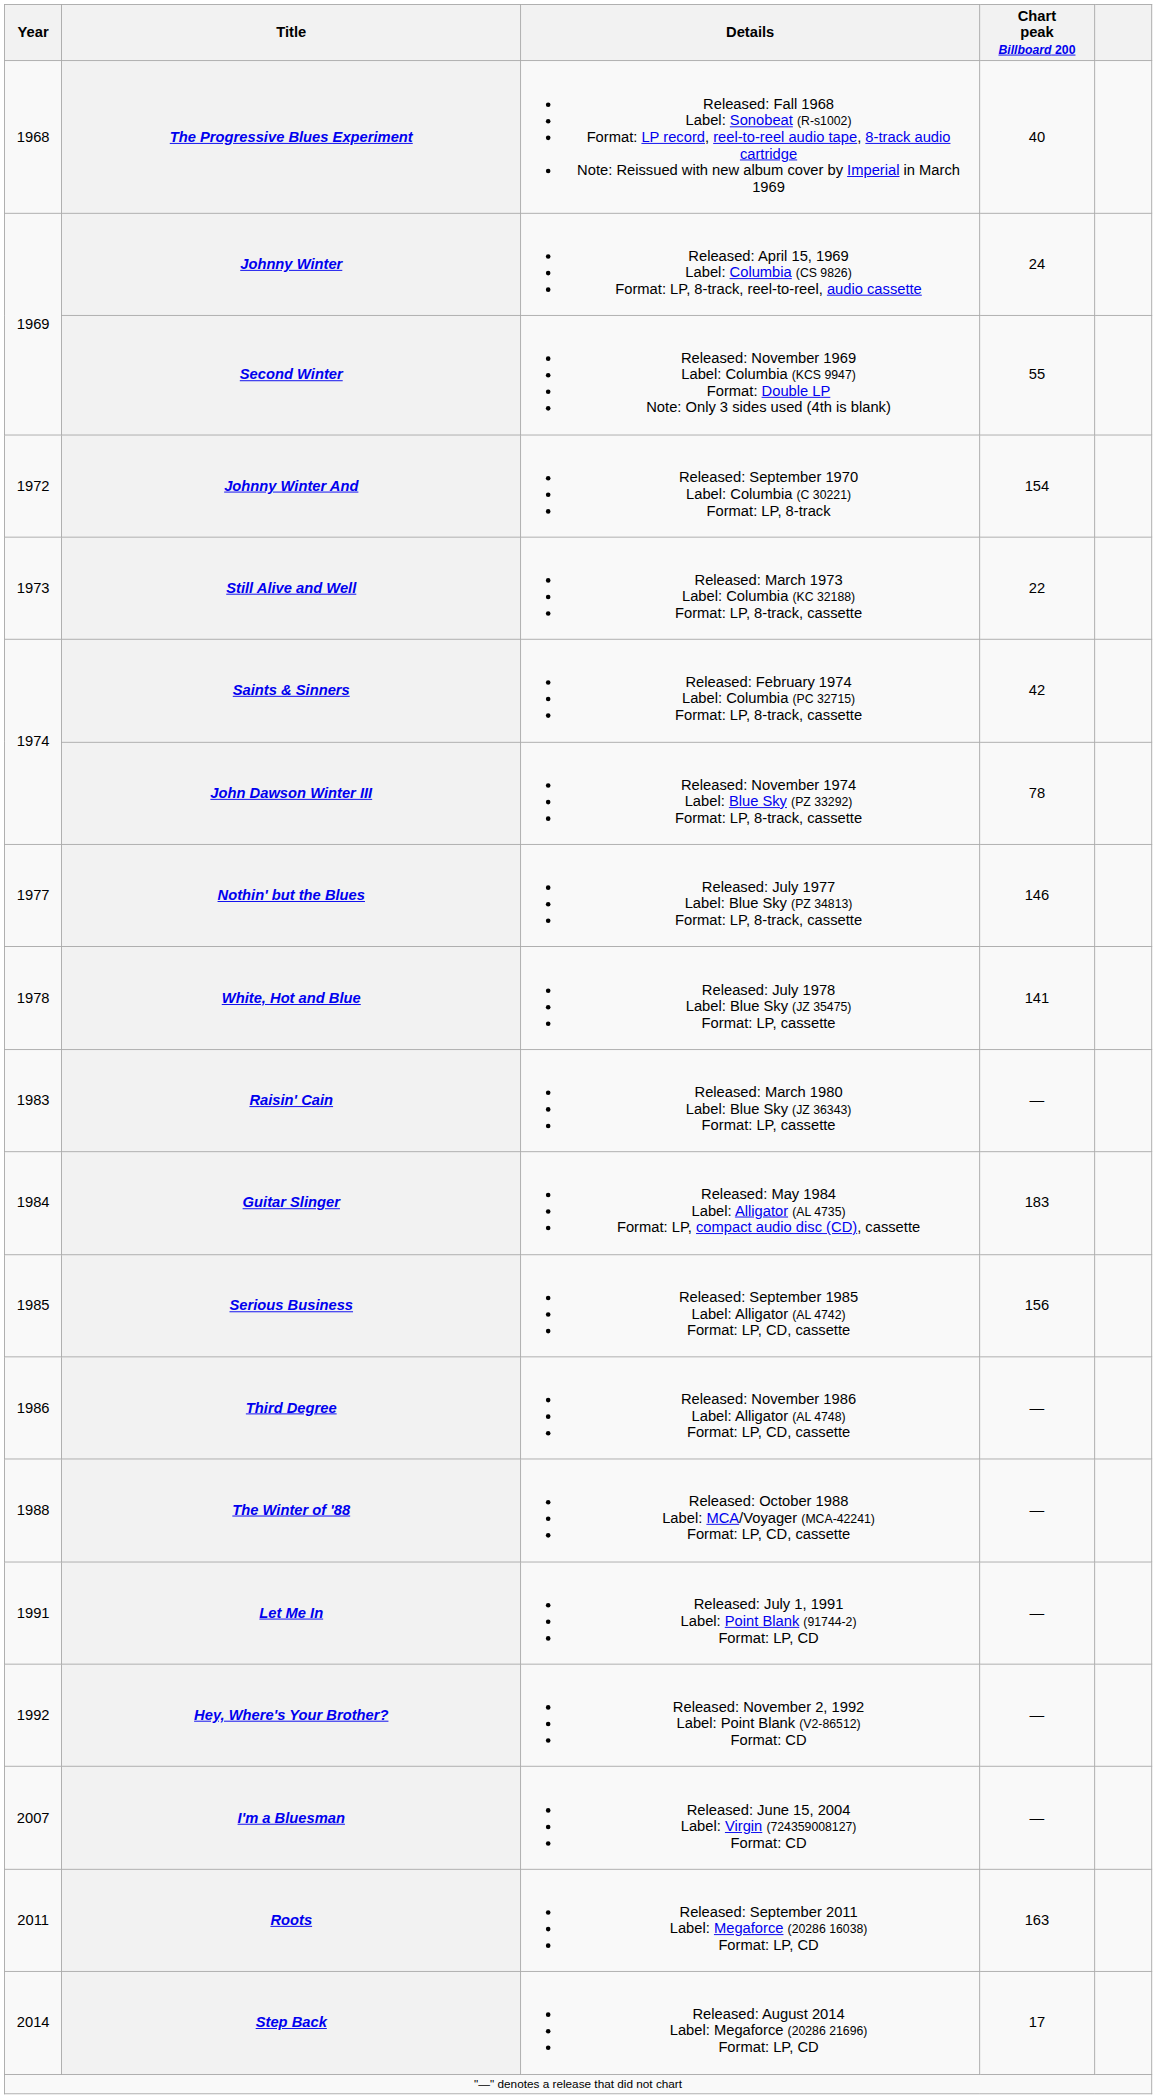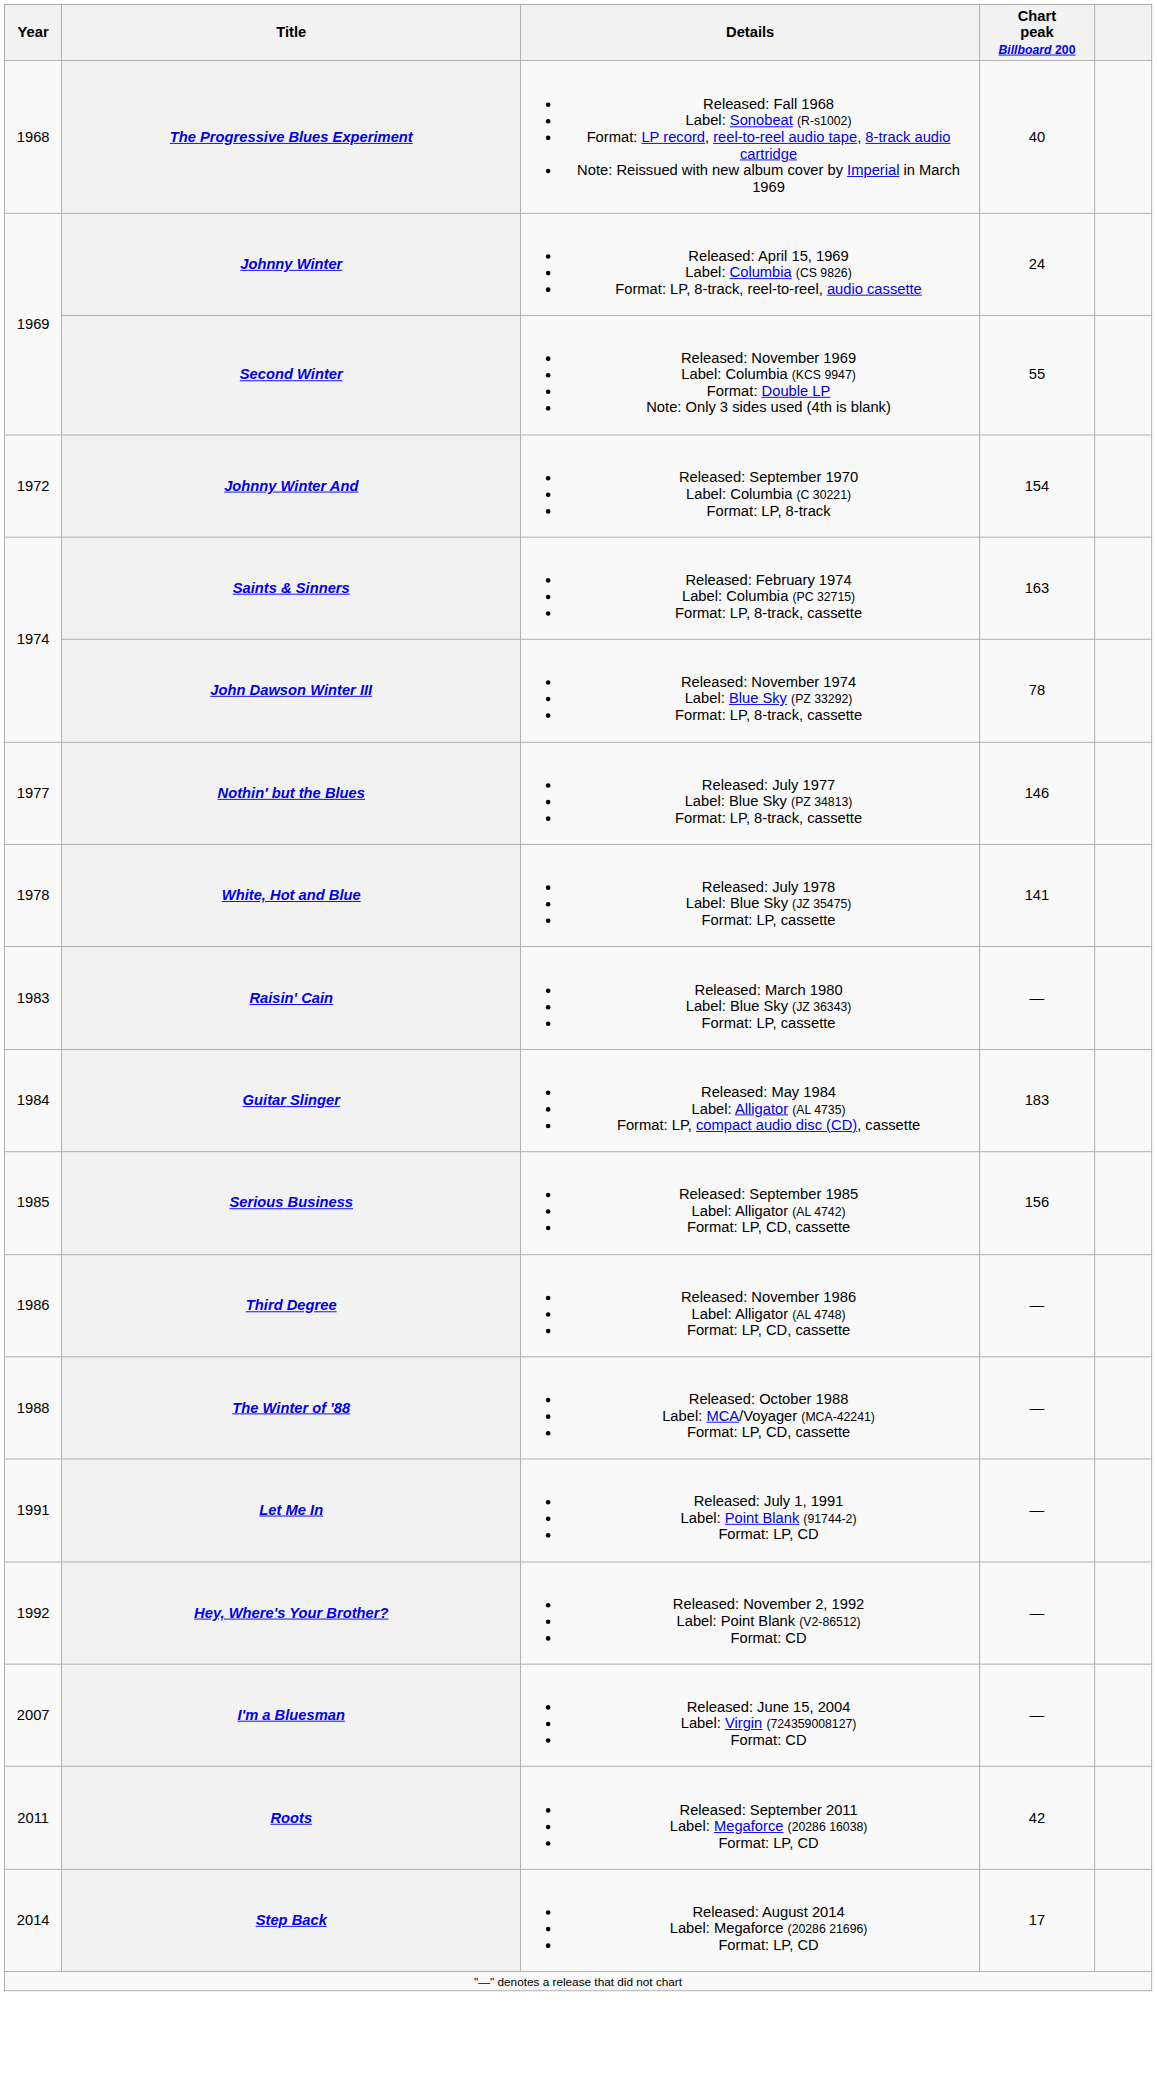- row: (291, 588)
(1037, 690) 42 -> (1037, 588) 163
(1037, 1920) 163 -> (1037, 1817) 42
